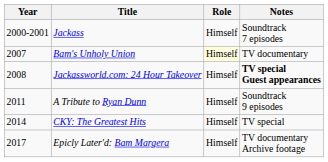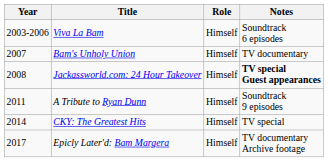- row: (69, 33)
+ row: (78, 33)
(222, 54) lightyellow background -> (222, 54) no background
